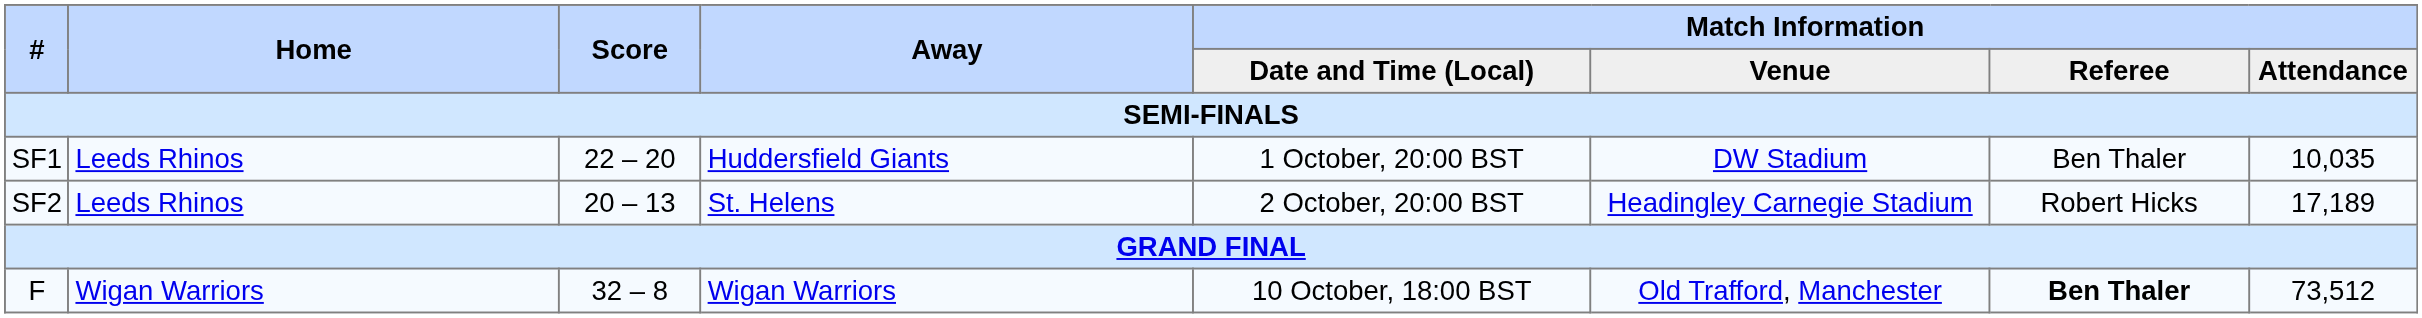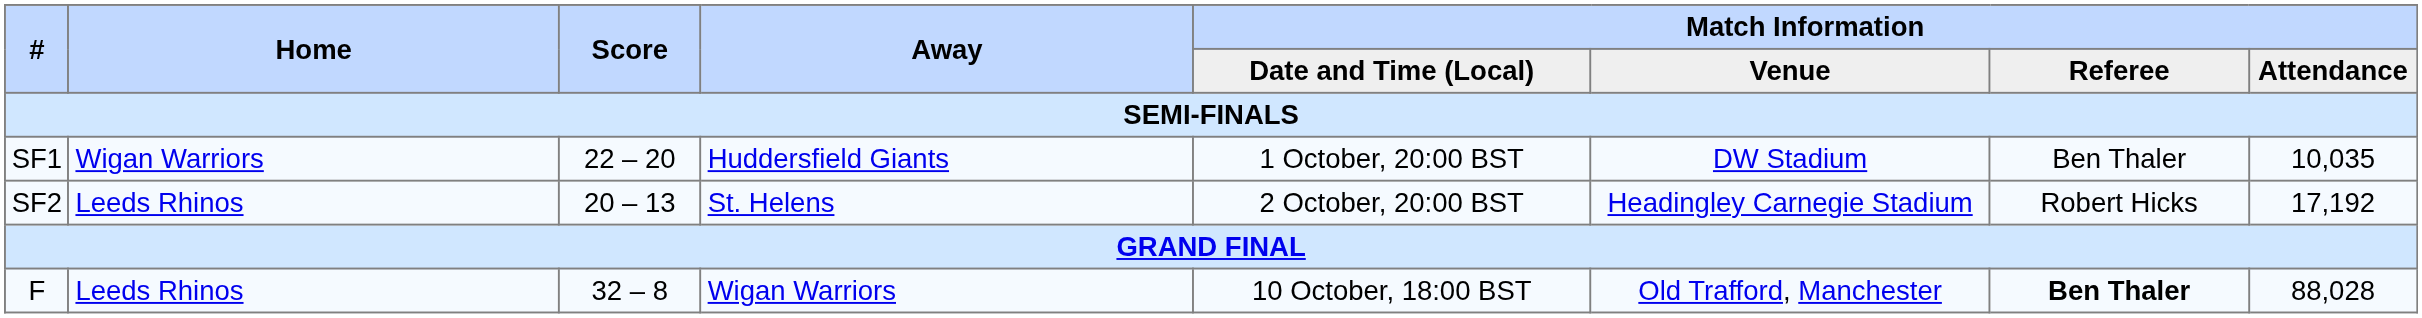(160, 159) Leeds Rhinos -> (170, 159) Wigan Warriors
(2333, 203) 17,189 -> (2333, 203) 17,192
(170, 290) Wigan Warriors -> (160, 290) Leeds Rhinos
(2333, 290) 73,512 -> (2333, 290) 88,028
